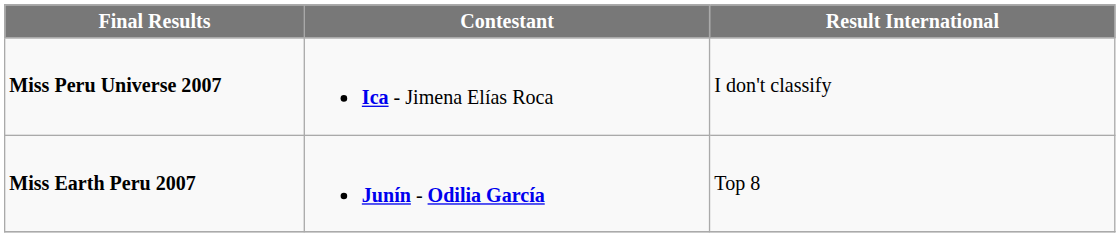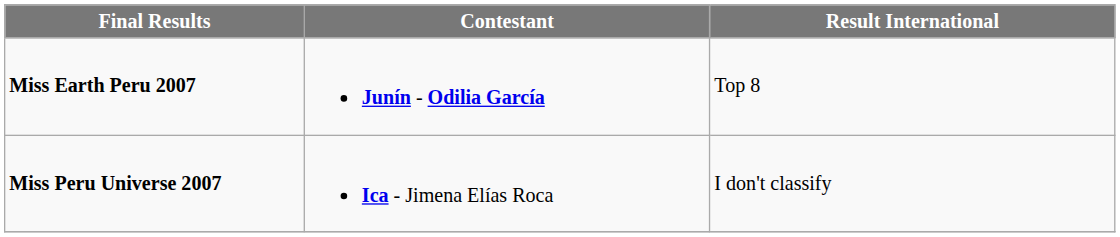rows swapped: (115, 86) <-> (103, 183)
